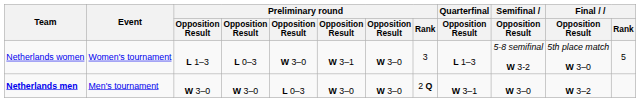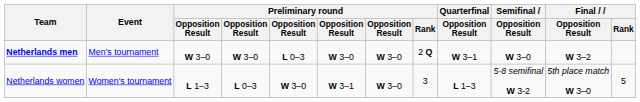rows swapped: (42, 86) <-> (45, 58)
